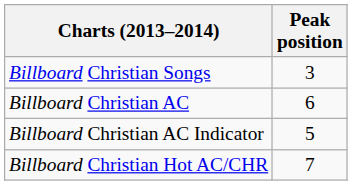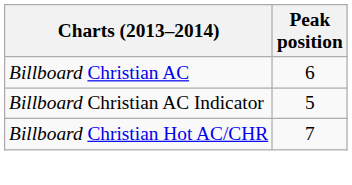- row: (110, 72)
